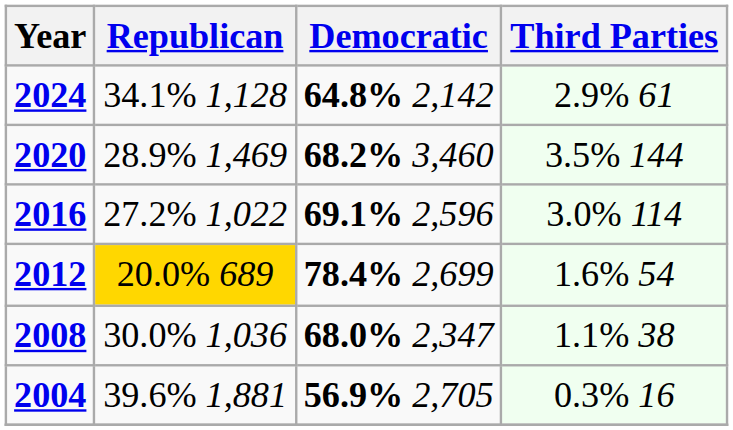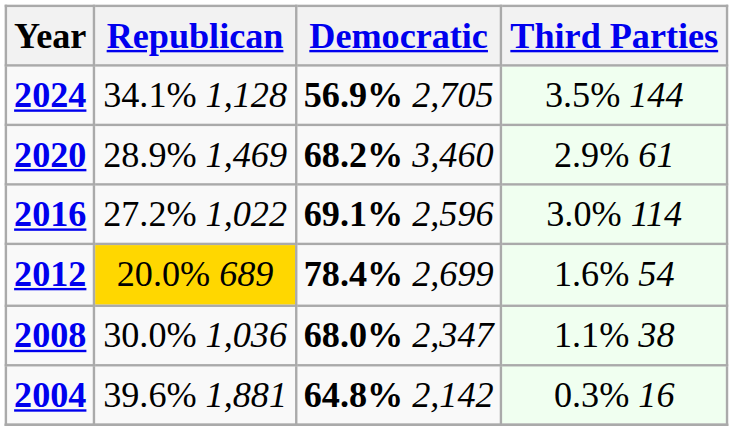(399, 95) 64.8% 2,142 -> (399, 95) 56.9% 2,705
(614, 95) 2.9% 61 -> (614, 95) 3.5% 144
(614, 154) 3.5% 144 -> (614, 154) 2.9% 61
(399, 393) 56.9% 2,705 -> (399, 393) 64.8% 2,142
